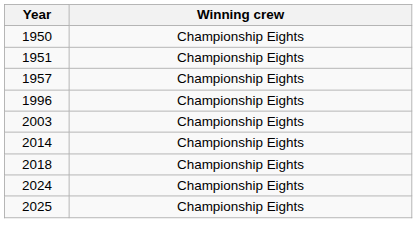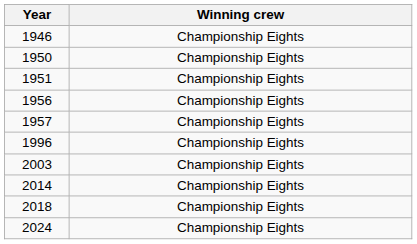+ row: (37, 36)
+ row: (37, 100)
- row: (37, 206)
